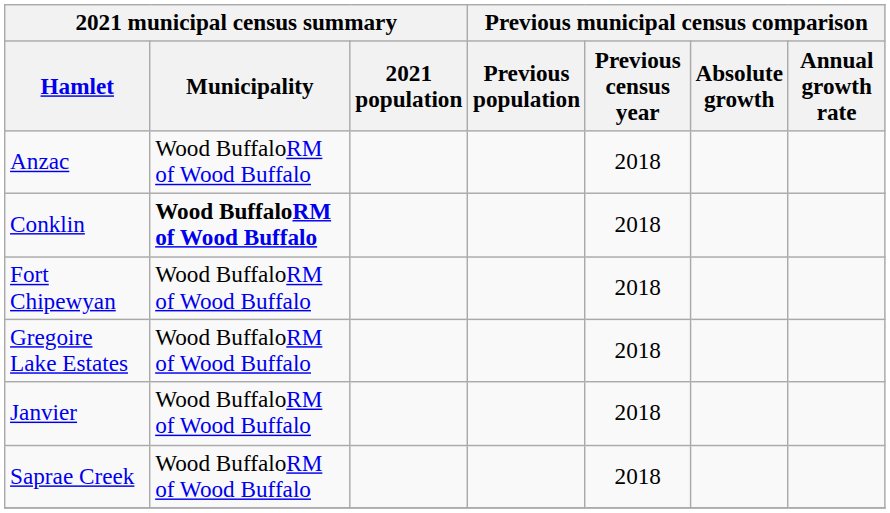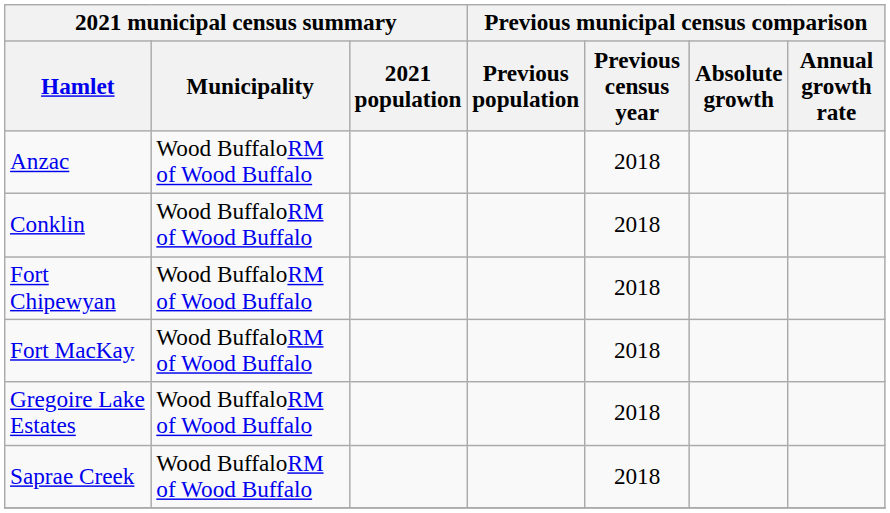(243, 224) bold -> (240, 224) normal
+ row: (72, 350)
- row: (44, 413)
